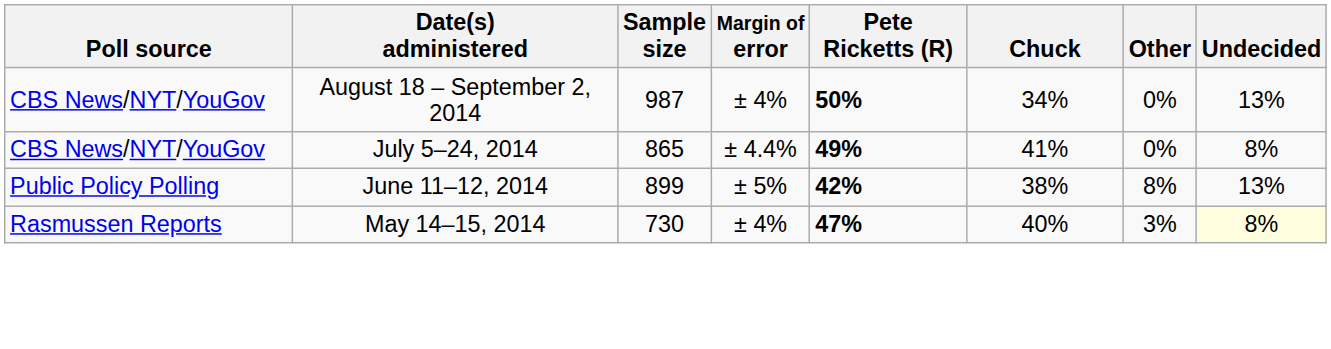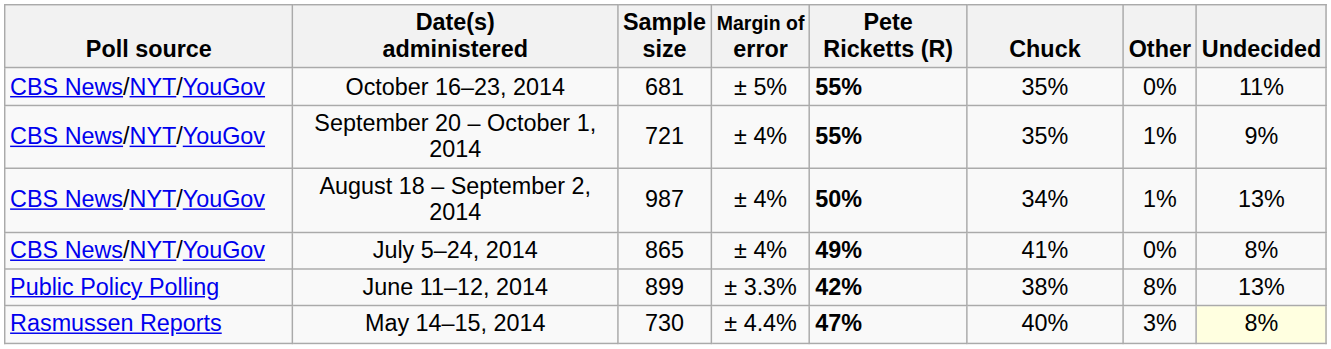+ row: (455, 86)
+ row: (455, 136)
(1160, 99) 0% -> (1160, 199) 1%
(761, 149) ± 4.4% -> (761, 250) ± 4%
(761, 186) ± 5% -> (761, 287) ± 3.3%
(761, 223) ± 4% -> (761, 324) ± 4.4%
